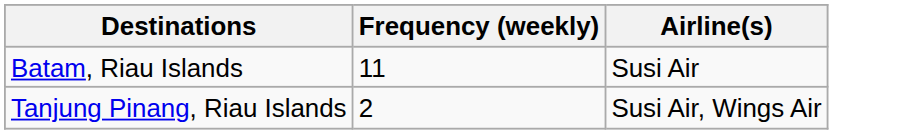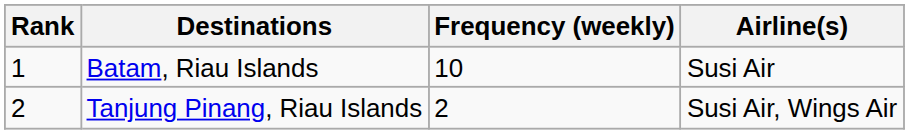+ column: (43, 26)
(372, 67) 11 -> (449, 67) 10
